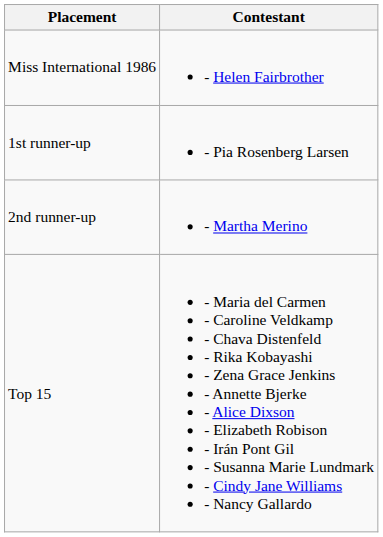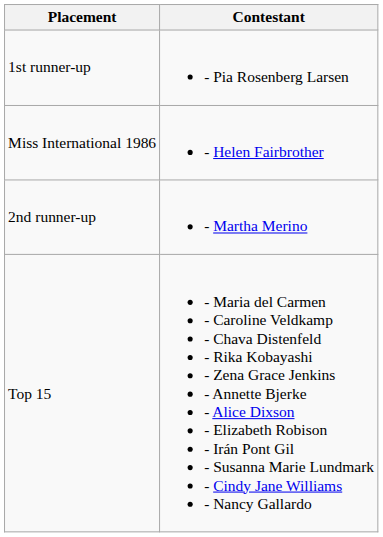rows swapped: (82, 67) <-> (49, 142)
